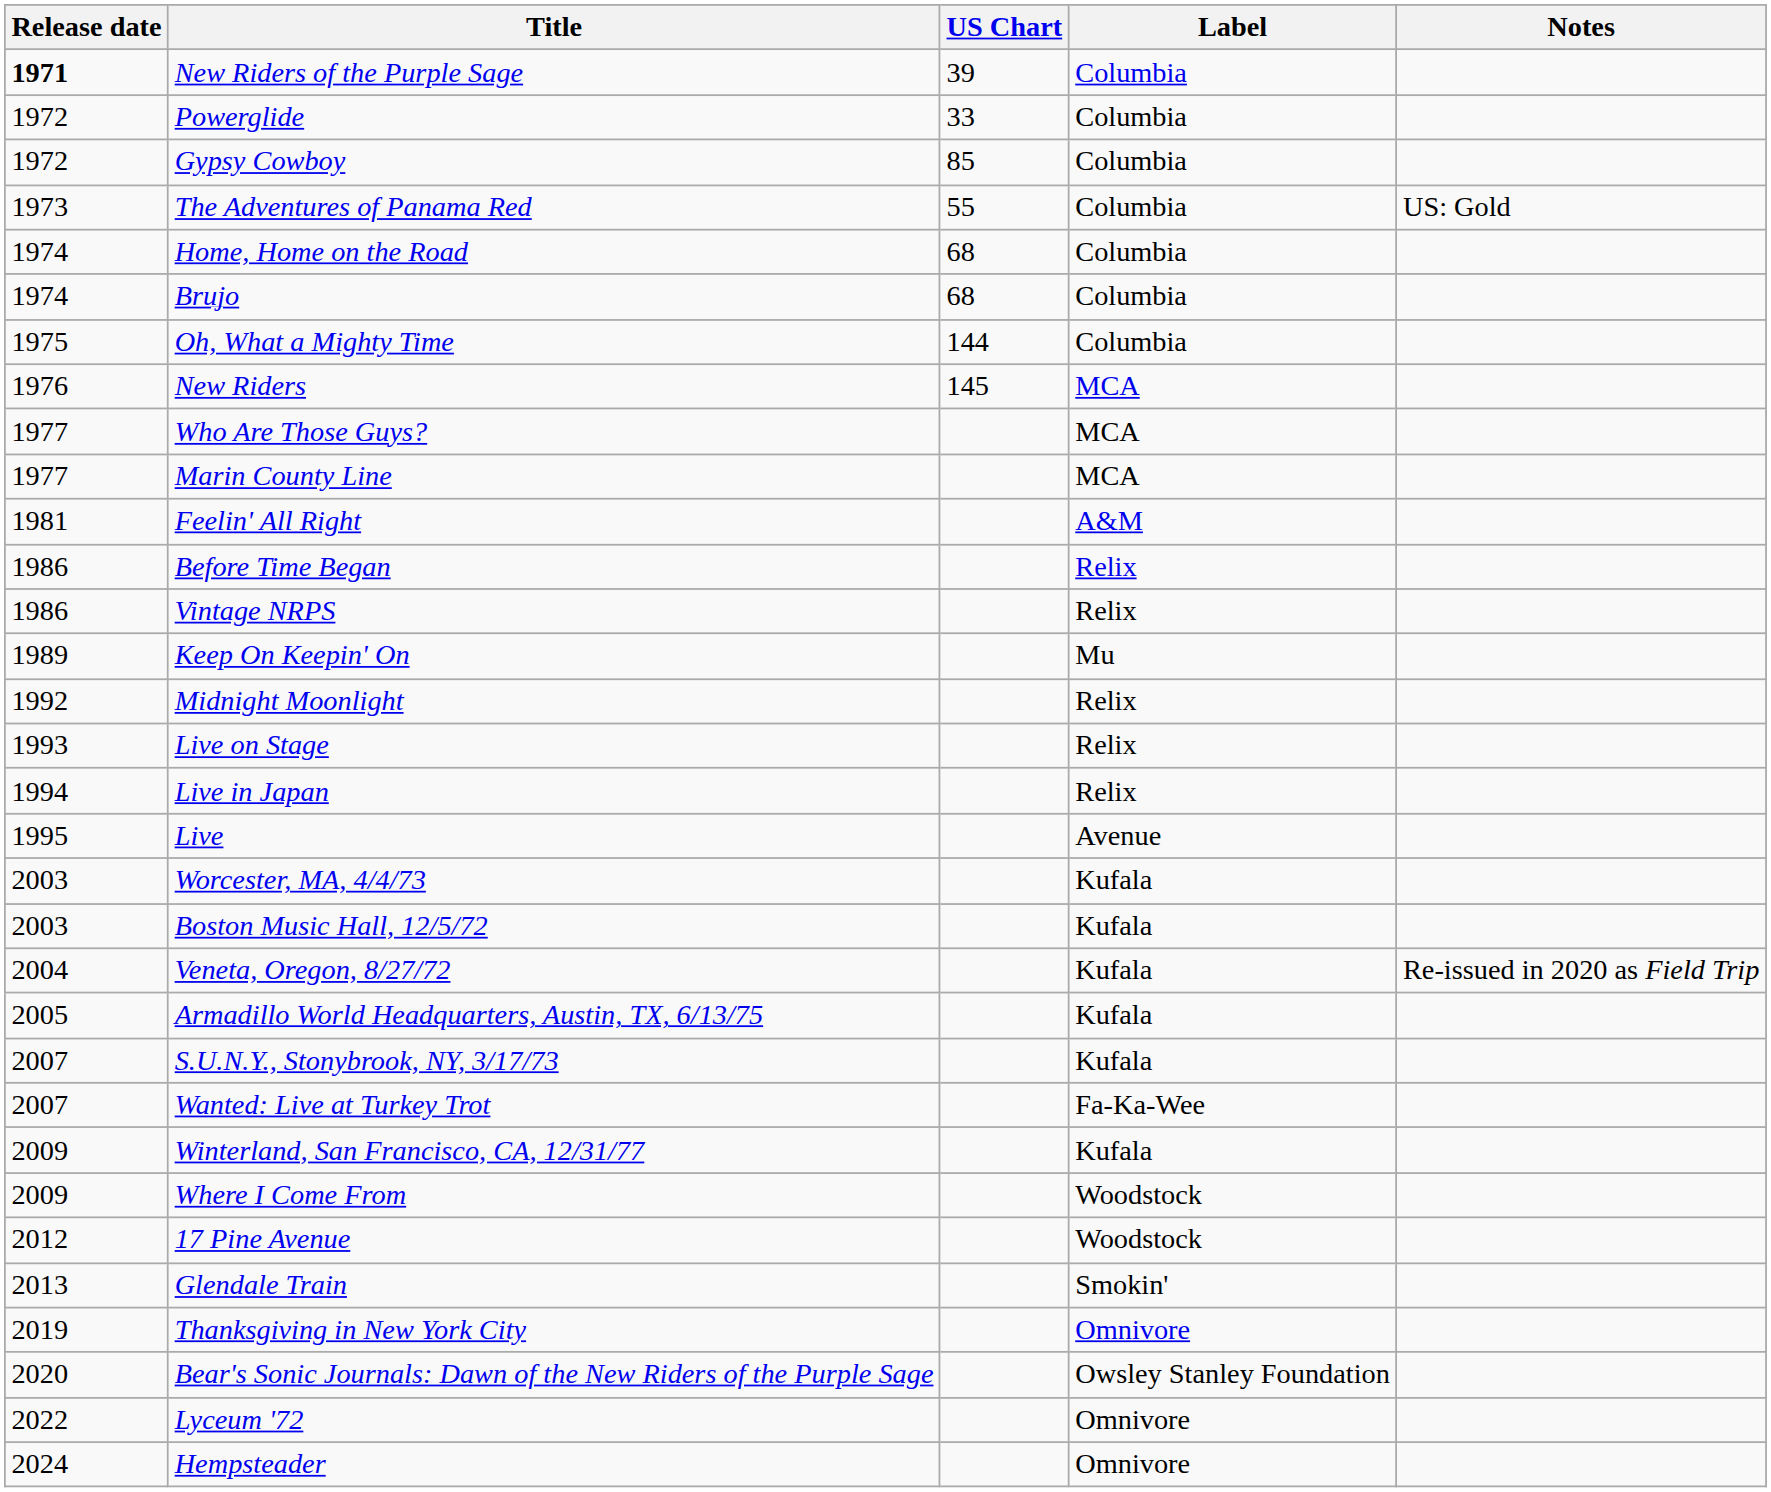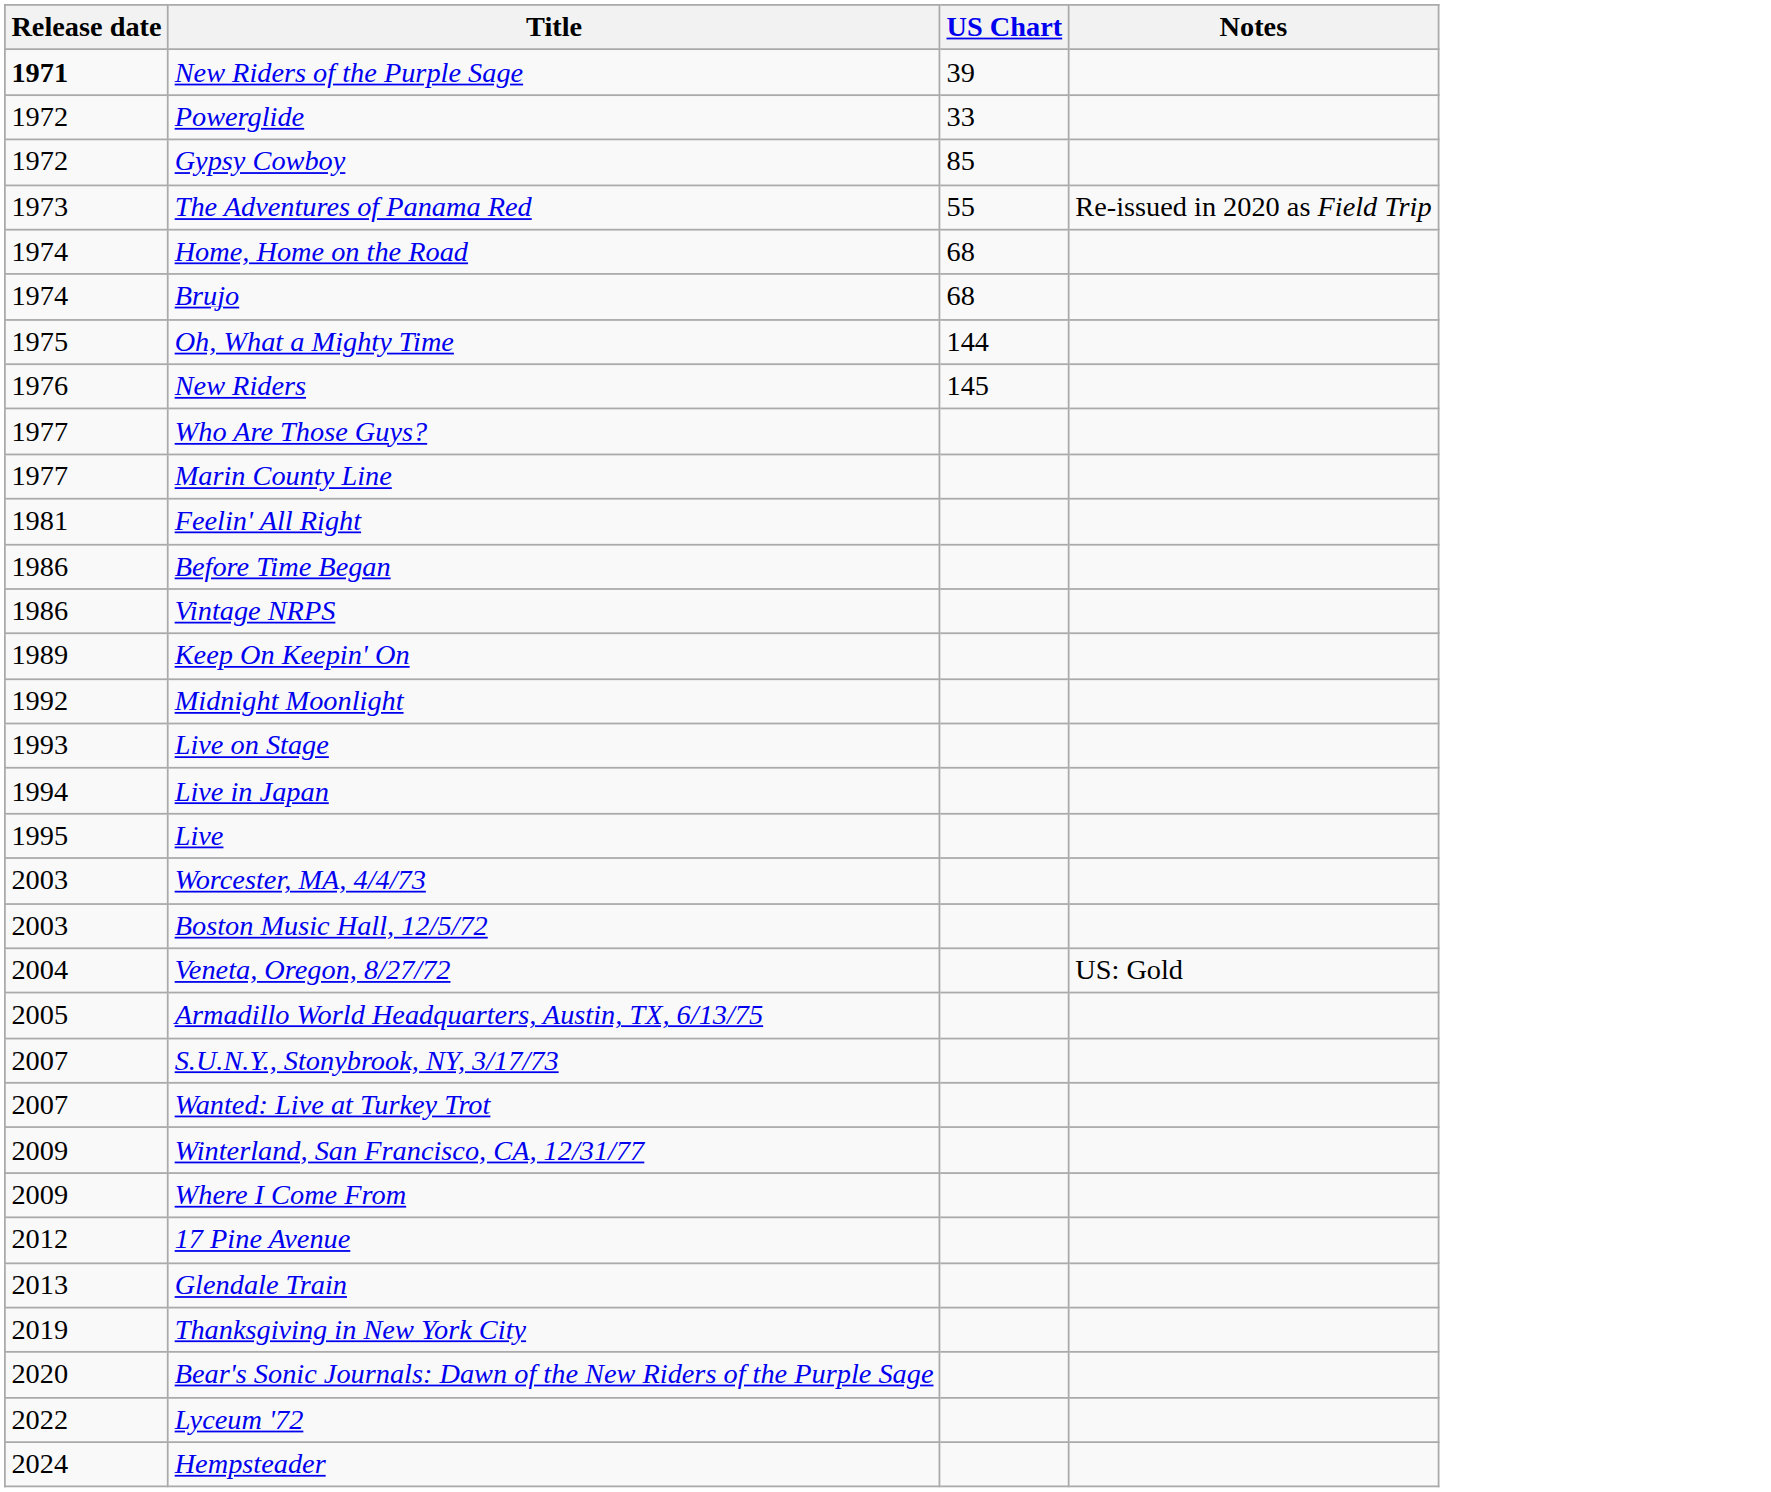- column: (1233, 26)
(1457, 206) US: Gold -> (1253, 206) Re-issued in 2020 as Field Trip
(1581, 970) Re-issued in 2020 as Field Trip -> (1129, 970) US: Gold
